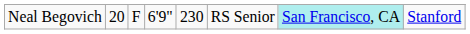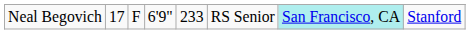(117, 16) 20 -> (117, 16) 17
(192, 16) 230 -> (192, 16) 233
